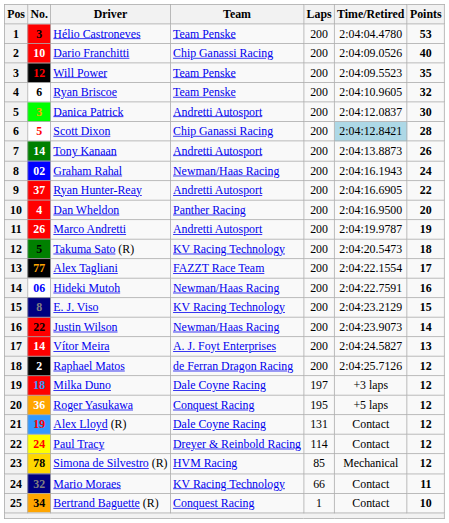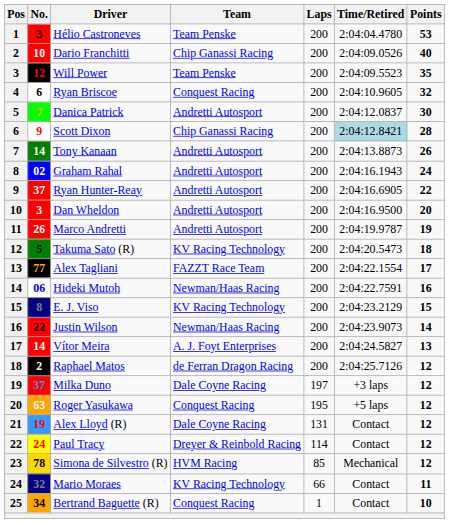(204, 92) Team Penske -> (214, 92) Conquest Racing
(39, 112) 3 -> (39, 112) 7
(39, 131) 5 -> (39, 131) 9
(226, 170) Newman/Haas Racing -> (218, 170) Andretti Autosport
(39, 209) 4 -> (39, 209) 3
(209, 209) Panther Racing -> (218, 209) Andretti Autosport
(39, 385) 18 -> (39, 385) 37
(39, 405) 36 -> (39, 405) 63
